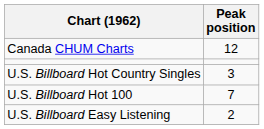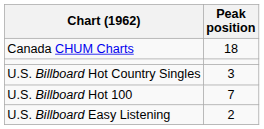(231, 48) 12 -> (231, 48) 18
